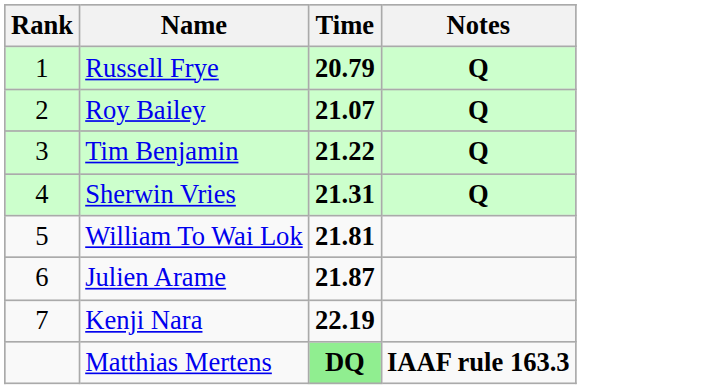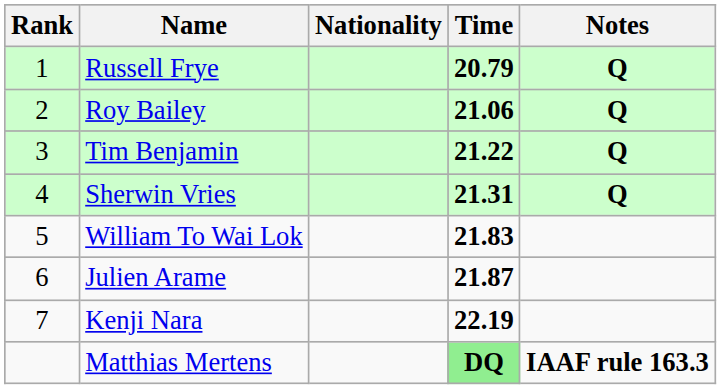+ column: (378, 25)
(345, 109) 21.07 -> (484, 109) 21.06
(345, 236) 21.81 -> (484, 236) 21.83
